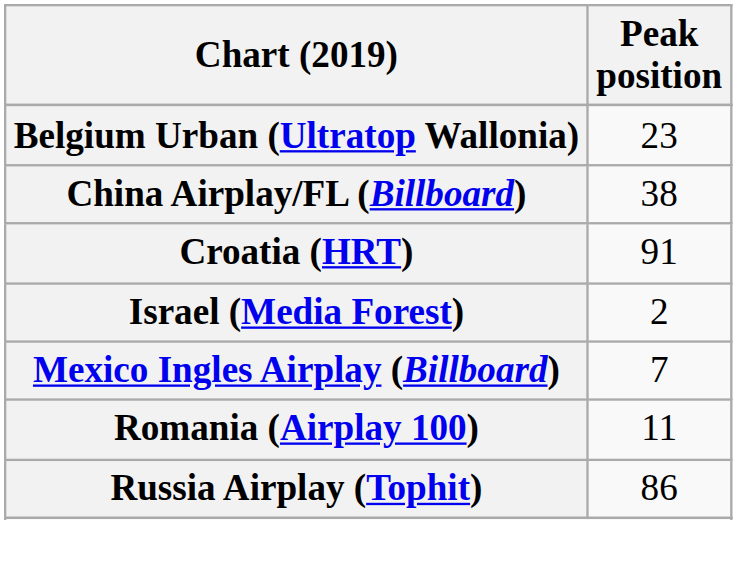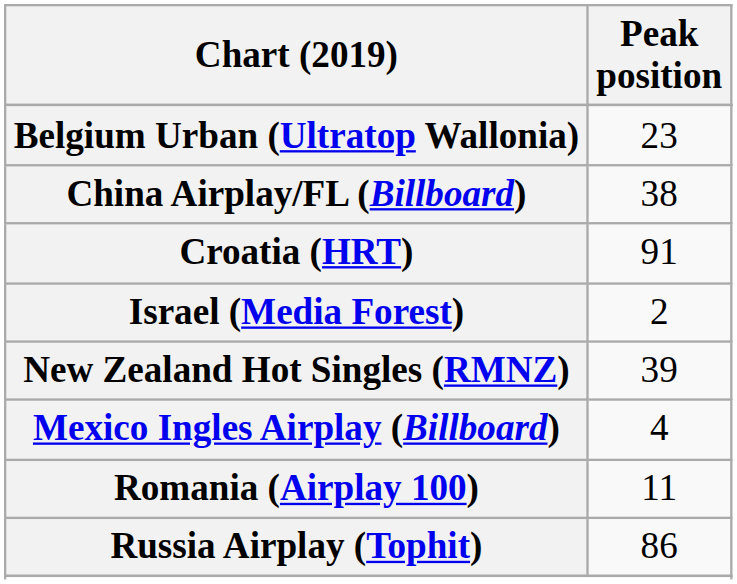+ row: (296, 370)
(659, 370) 7 -> (659, 428) 4
